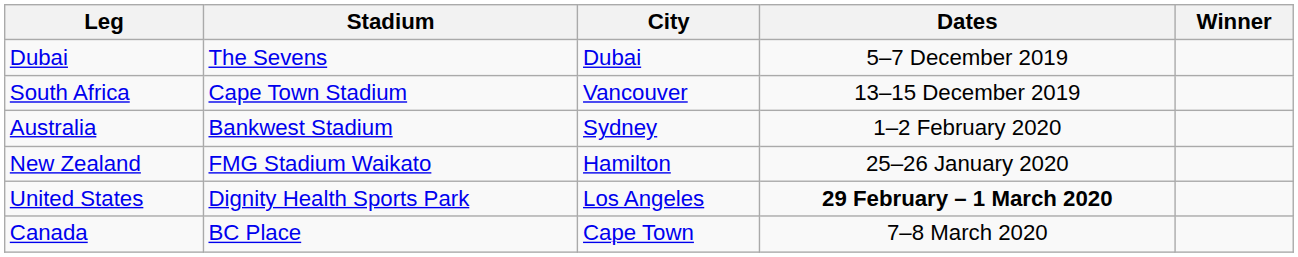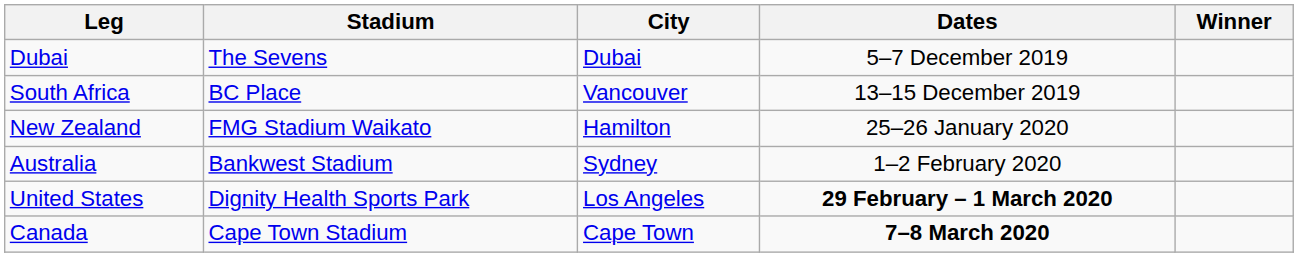(308, 92) Cape Town Stadium -> (255, 92) BC Place
rows swapped: (75, 163) <-> (53, 127)
(255, 233) BC Place -> (308, 233) Cape Town Stadium
(967, 233) normal -> (967, 233) bold
